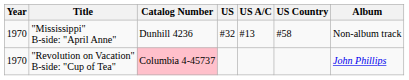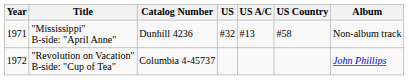(17, 34) 1970 -> (17, 34) 1971
(17, 61) 1970 -> (17, 61) 1972
(177, 61) pink background -> (177, 61) no background
